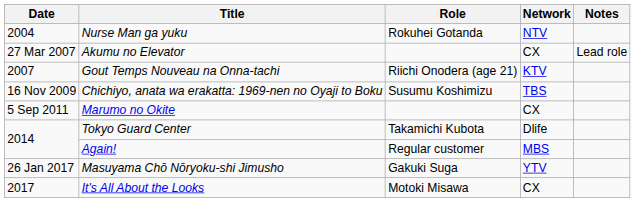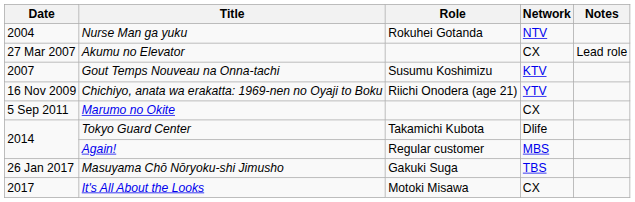(453, 71) Riichi Onodera (age 21) -> (440, 71) Susumu Koshimizu
(440, 91) Susumu Koshimizu -> (453, 91) Riichi Onodera (age 21)
(535, 91) TBS -> (535, 91) YTV
(535, 168) YTV -> (535, 168) TBS
